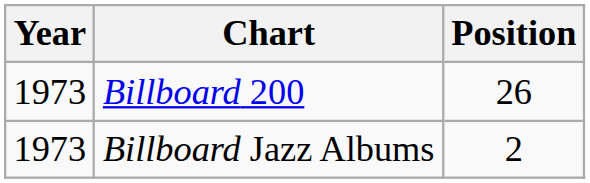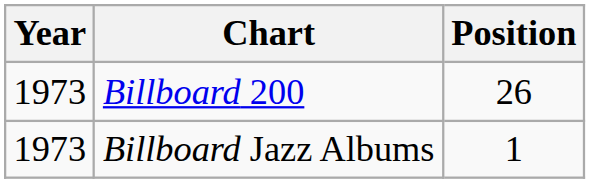(514, 148) 2 -> (514, 148) 1
